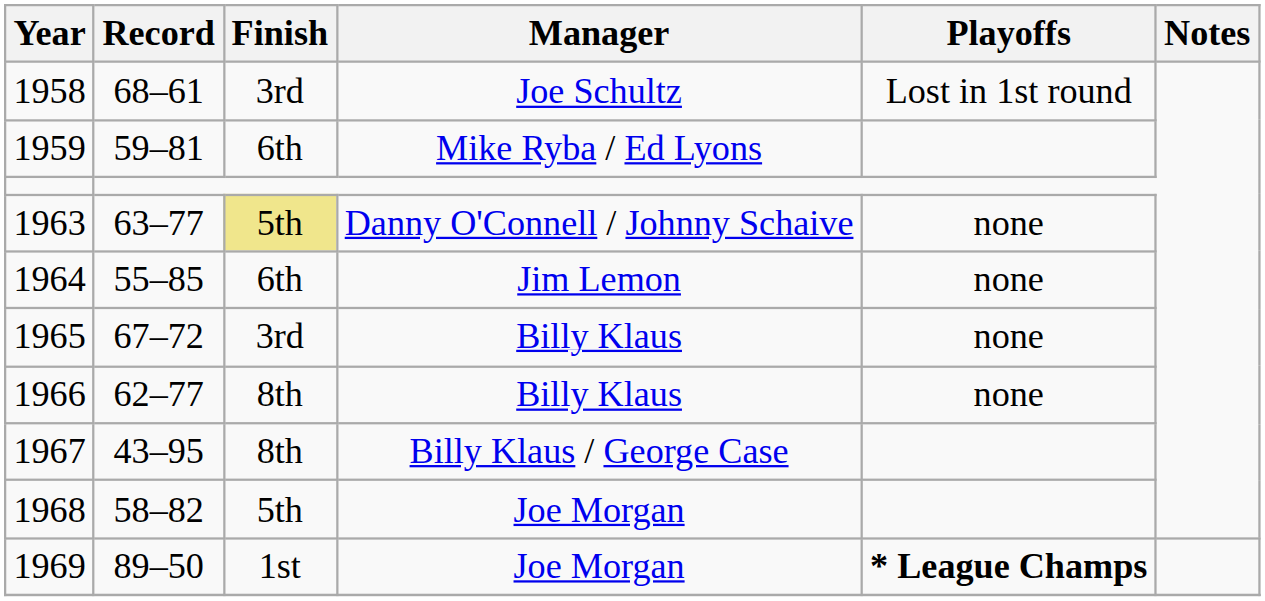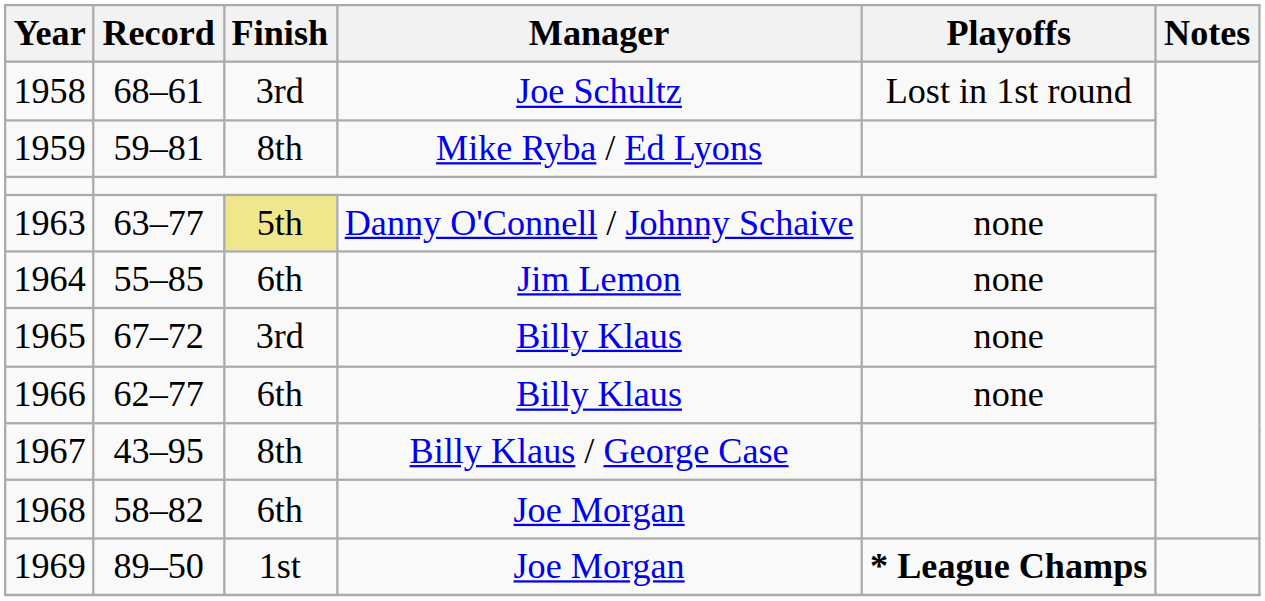(280, 147) 6th -> (280, 147) 8th
(280, 393) 8th -> (280, 393) 6th
(280, 508) 5th -> (280, 508) 6th
